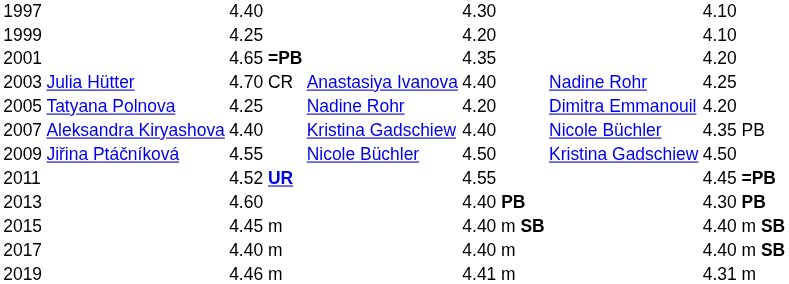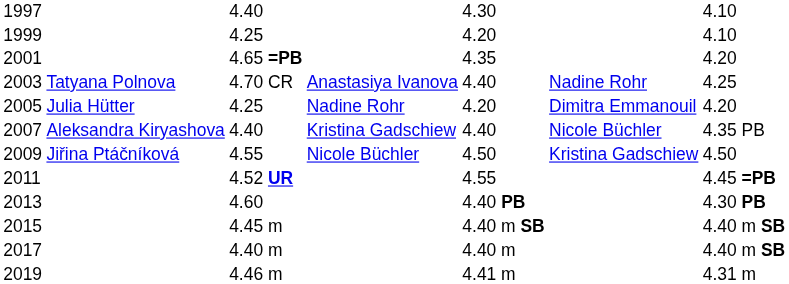(91, 82) Julia Hütter -> (111, 82) Tatyana Polnova
(111, 106) Tatyana Polnova -> (91, 106) Julia Hütter
